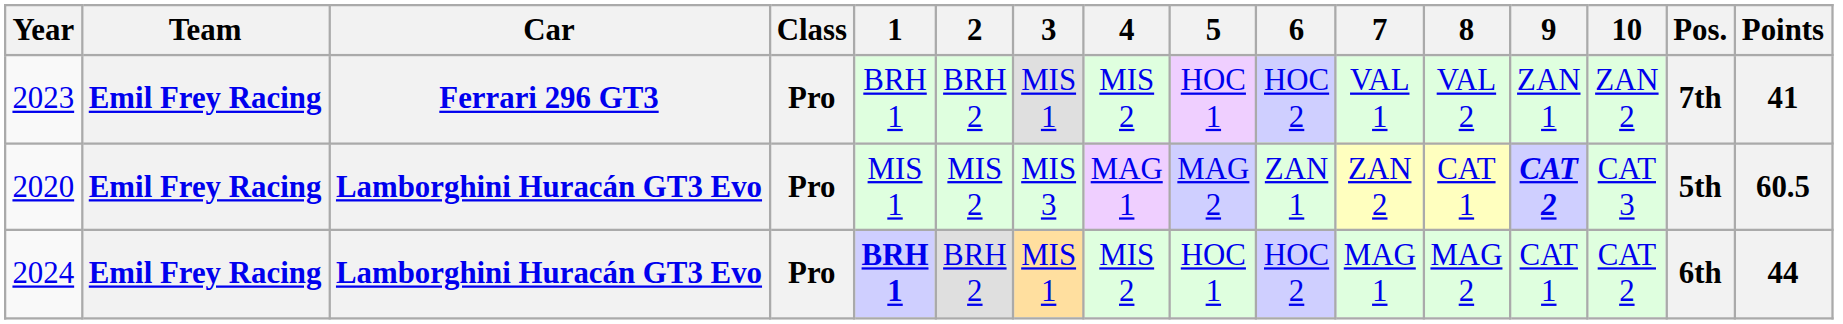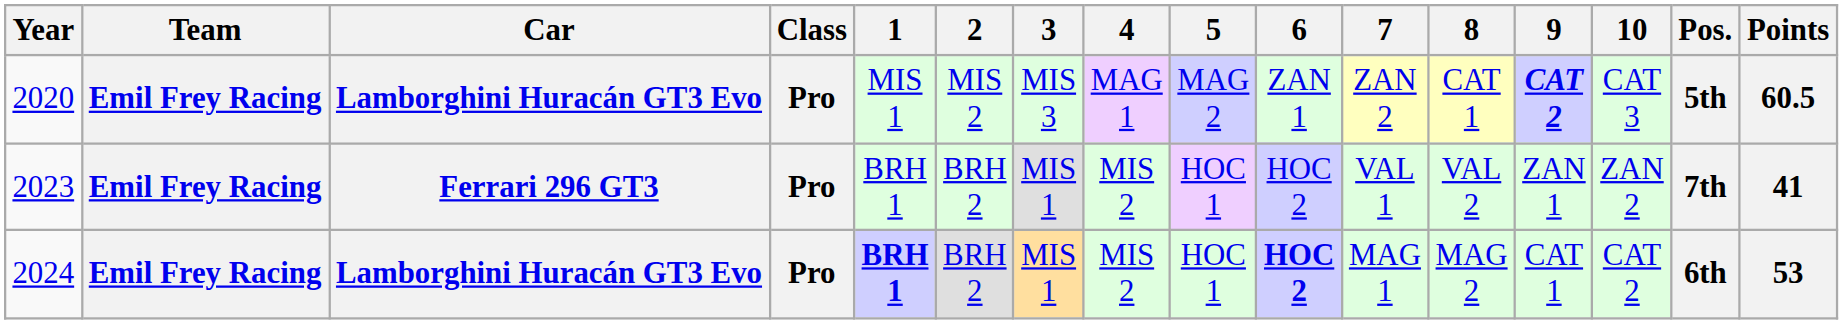rows swapped: (43, 185) <-> (43, 98)
(1297, 273) normal -> (1299, 273) bold
(1783, 273) 44 -> (1788, 273) 53
